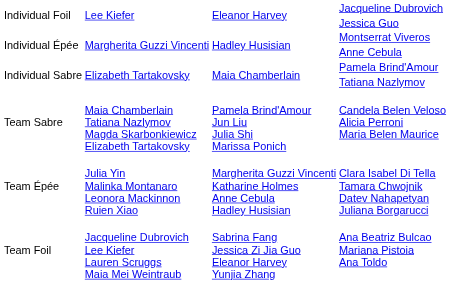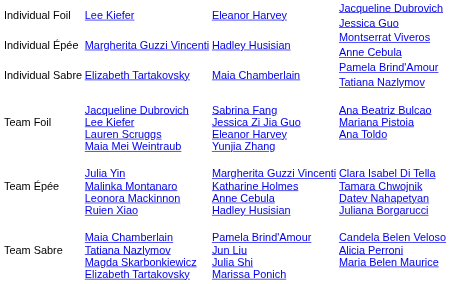rows swapped: (385, 250) <-> (393, 122)
